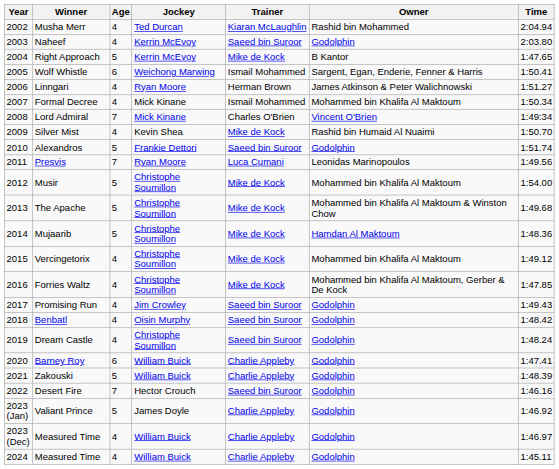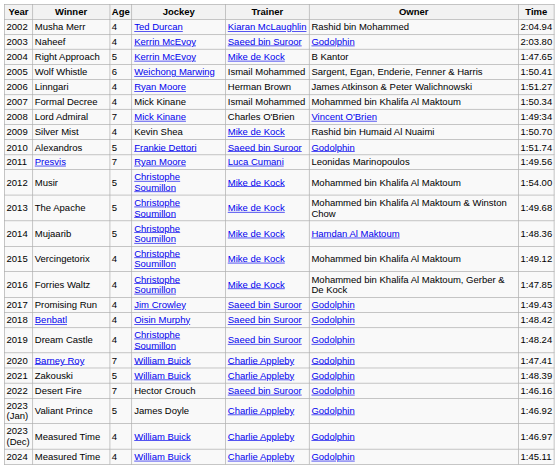(114, 361) 6 -> (114, 361) 7
